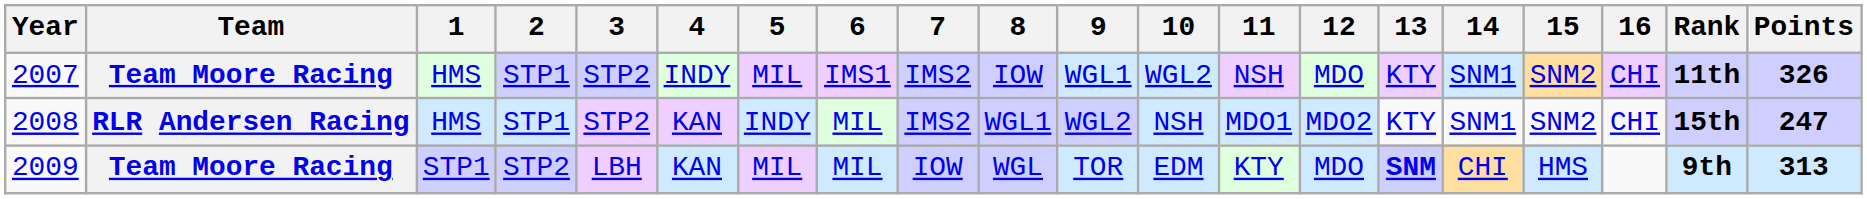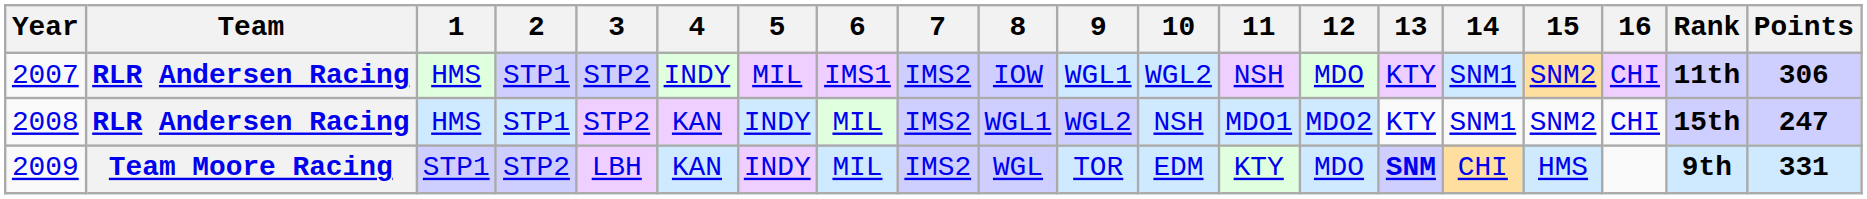(251, 75) Team Moore Racing -> (251, 75) RLR Andersen Racing
(1804, 75) 326 -> (1804, 75) 306
(777, 169) MIL -> (777, 169) INDY
(938, 169) IOW -> (938, 169) IMS2
(1804, 169) 313 -> (1804, 169) 331
